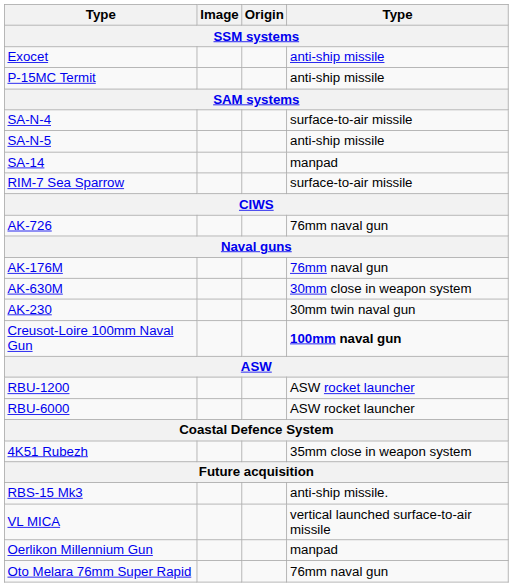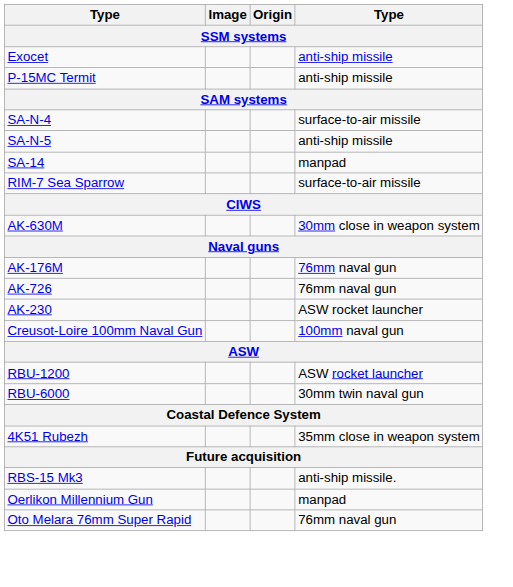rows swapped: (35, 288) <-> (30, 225)
(353, 309) 30mm twin naval gun -> (361, 309) ASW rocket launcher
(346, 338) bold -> (351, 330) normal
(352, 409) ASW rocket launcher -> (361, 394) 30mm twin naval gun
- row: (34, 521)
